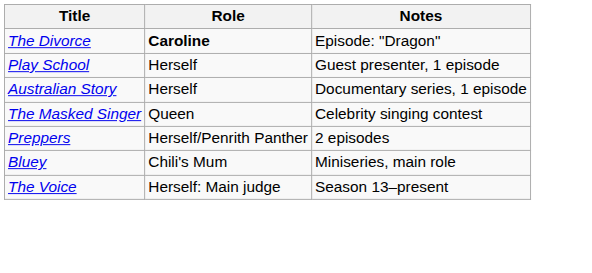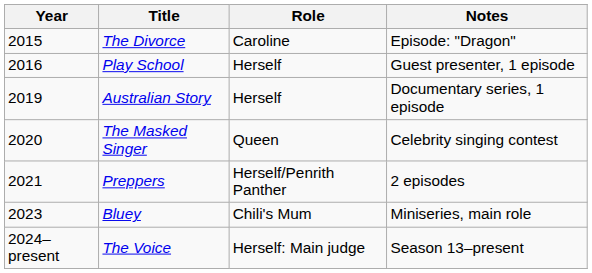+ column: (52, 16)
(179, 41) bold -> (261, 41) normal
